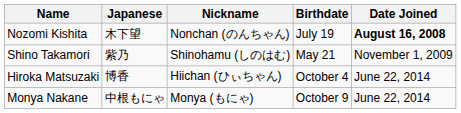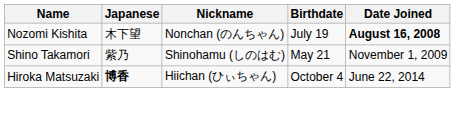(117, 76) normal -> (117, 76) bold
- row: (48, 98)
